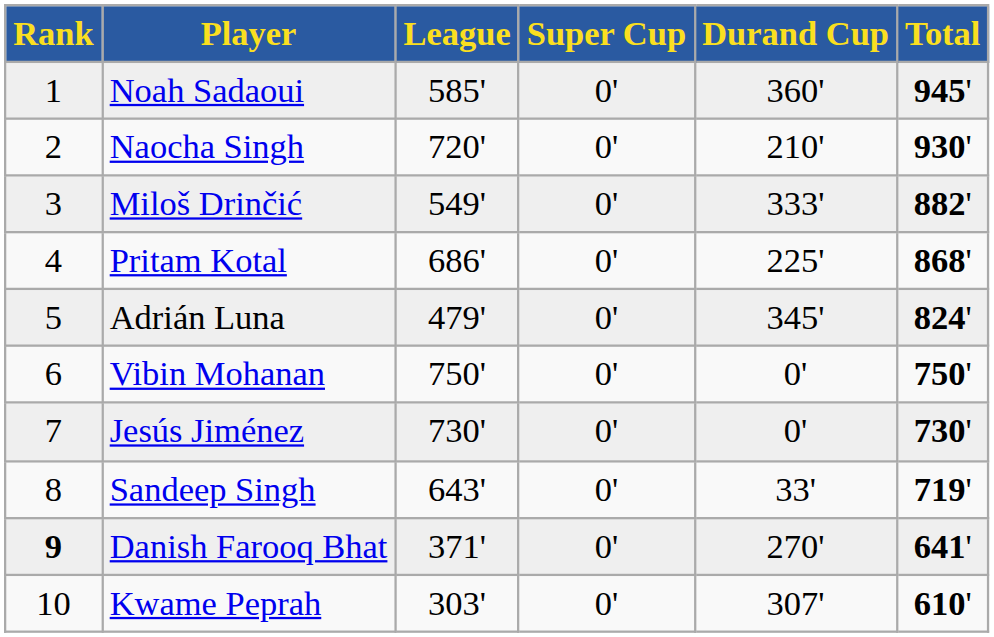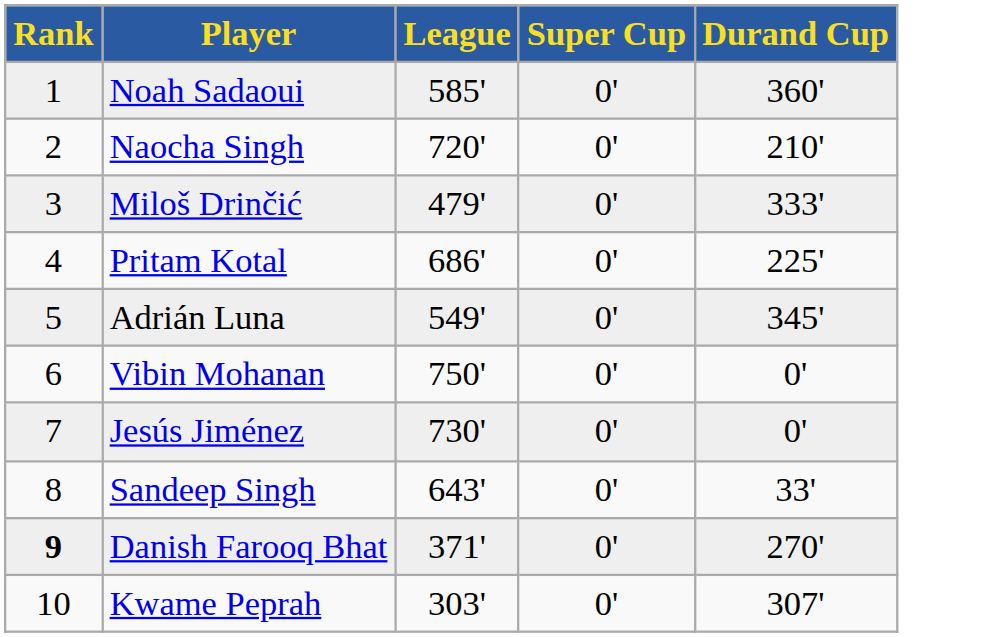- column: (943, 33)
(457, 203) 549' -> (457, 203) 479'
(457, 317) 479' -> (457, 317) 549'
